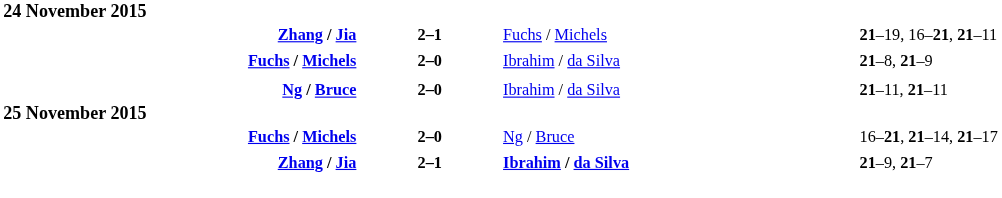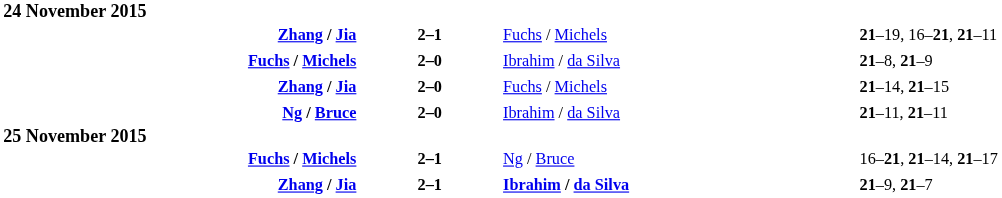+ row: (317, 86)
(430, 136) 2–0 -> (430, 159) 2–1
